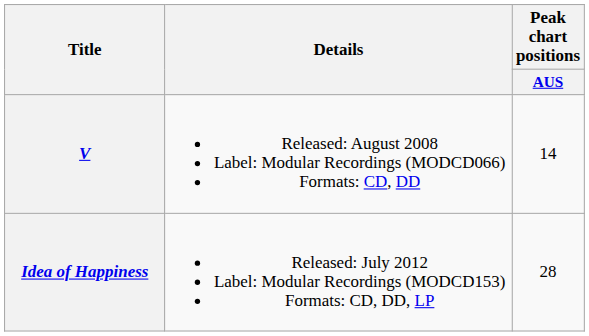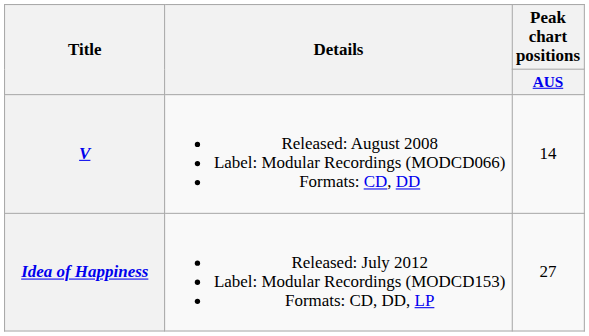(548, 271) 28 -> (548, 271) 27
